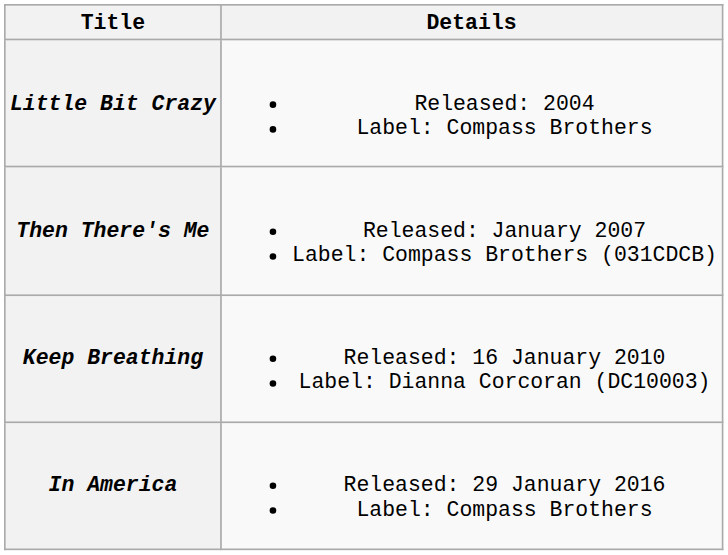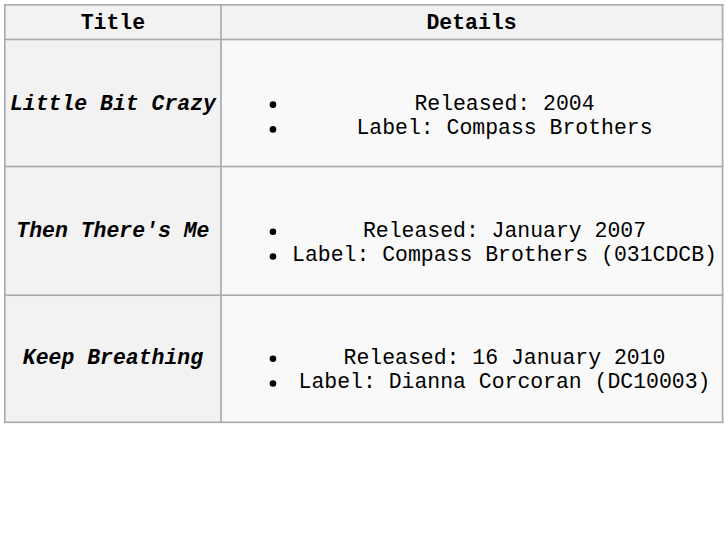- row: (113, 486)
